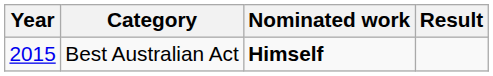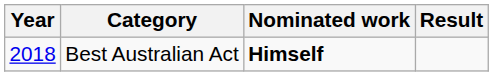(33, 53) 2015 -> (33, 53) 2018
